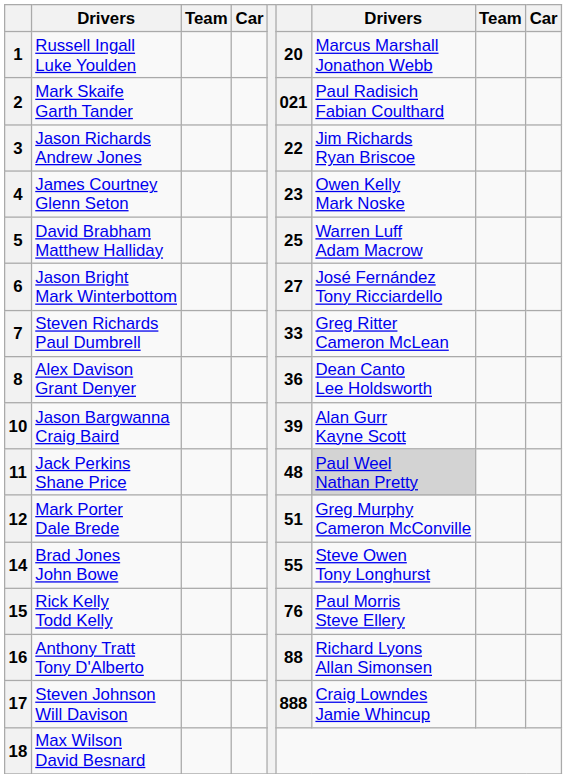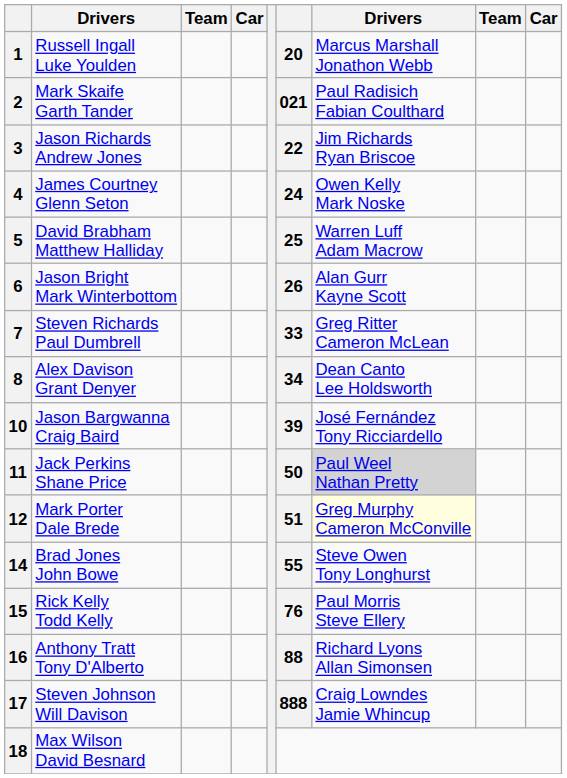(293, 194) 23 -> (293, 194) 24
(293, 287) 27 -> (293, 287) 26
(379, 287) José Fernández Tony Ricciardello -> (361, 287) Alan Gurr Kayne Scott
(293, 380) 36 -> (293, 380) 34
(361, 426) Alan Gurr Kayne Scott -> (379, 426) José Fernández Tony Ricciardello
(293, 472) 48 -> (293, 472) 50
(393, 519) no background -> (393, 519) lightyellow background
